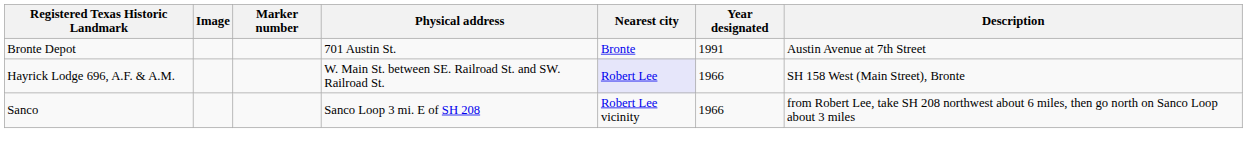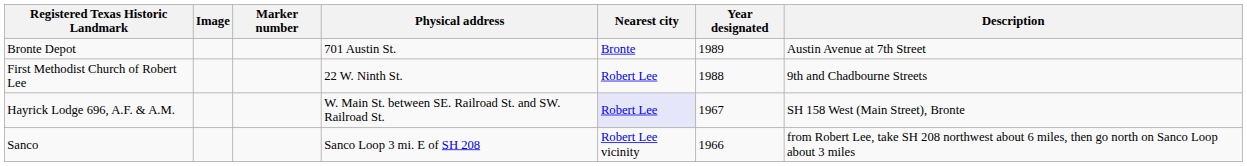(711, 48) 1991 -> (711, 48) 1989
+ row: (92, 75)
(711, 75) 1966 -> (711, 110) 1967
